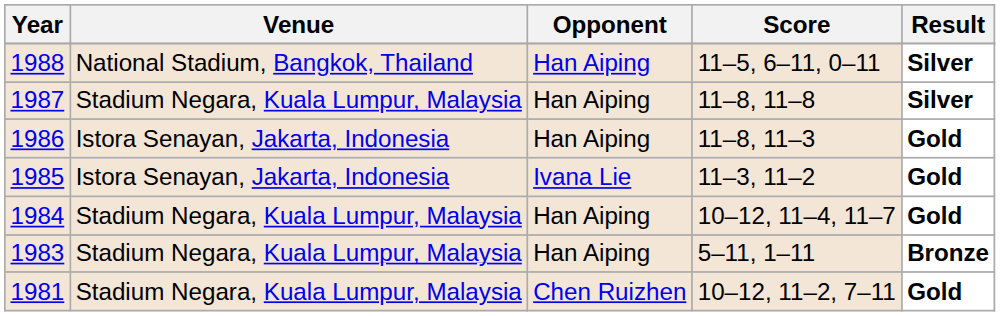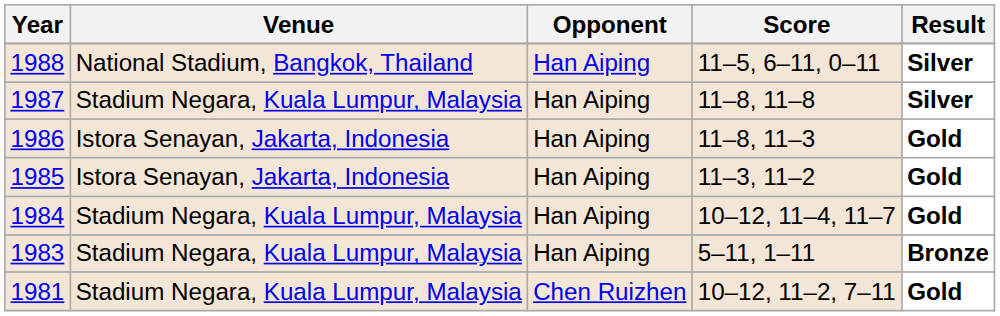(582, 177) Ivana Lie -> (592, 177) Han Aiping
